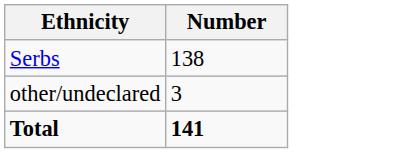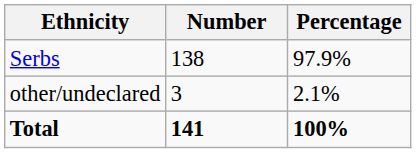+ column: (349, 22)
